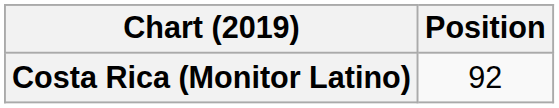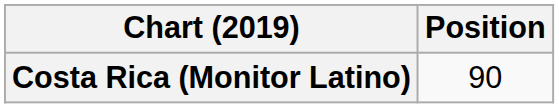(485, 77) 92 -> (485, 77) 90
